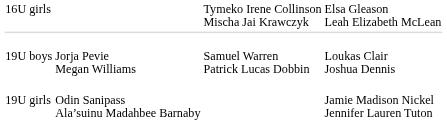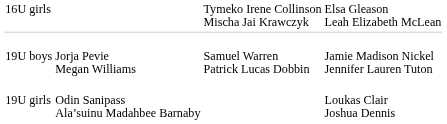(360, 62) Loukas Clair Joshua Dennis -> (379, 62) Jamie Madison Nickel Jennifer Lauren Tuton
(379, 106) Jamie Madison Nickel Jennifer Lauren Tuton -> (360, 106) Loukas Clair Joshua Dennis
